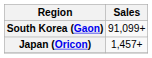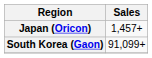rows swapped: (55, 28) <-> (55, 45)
